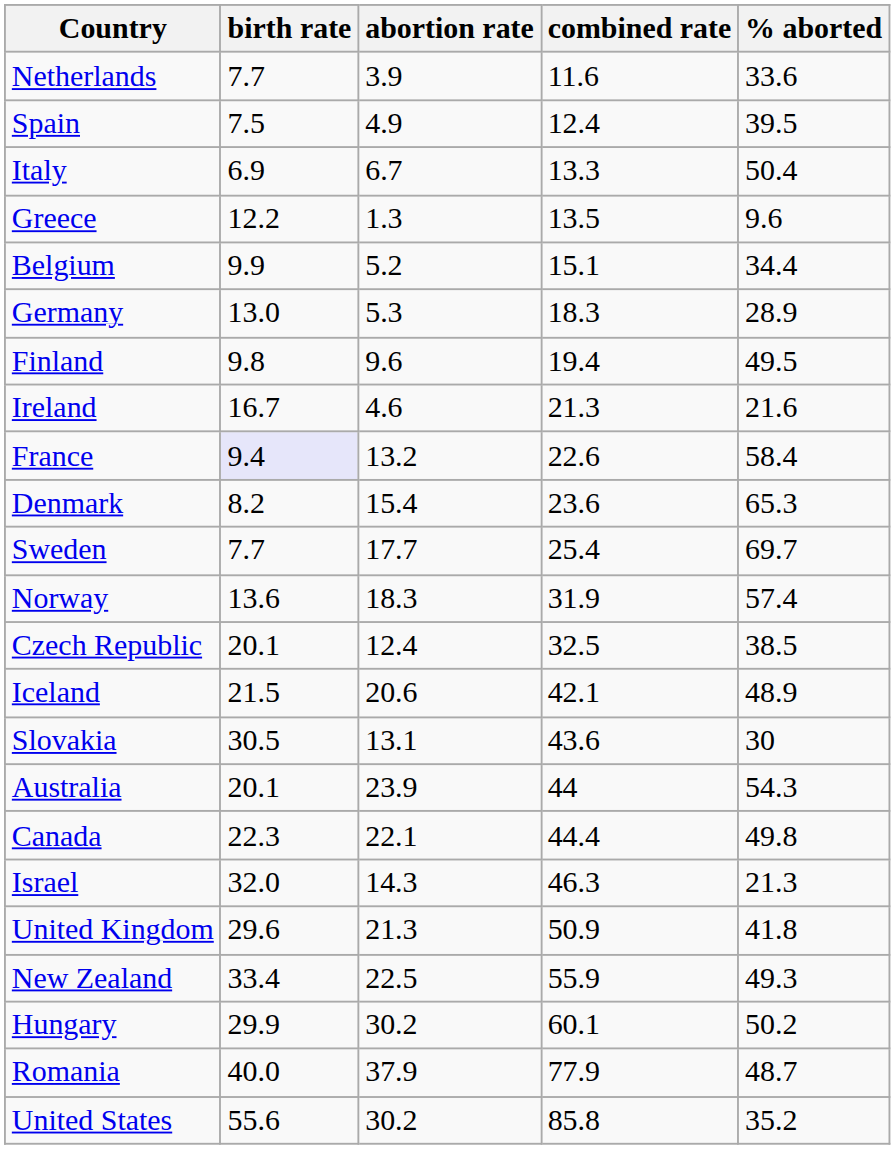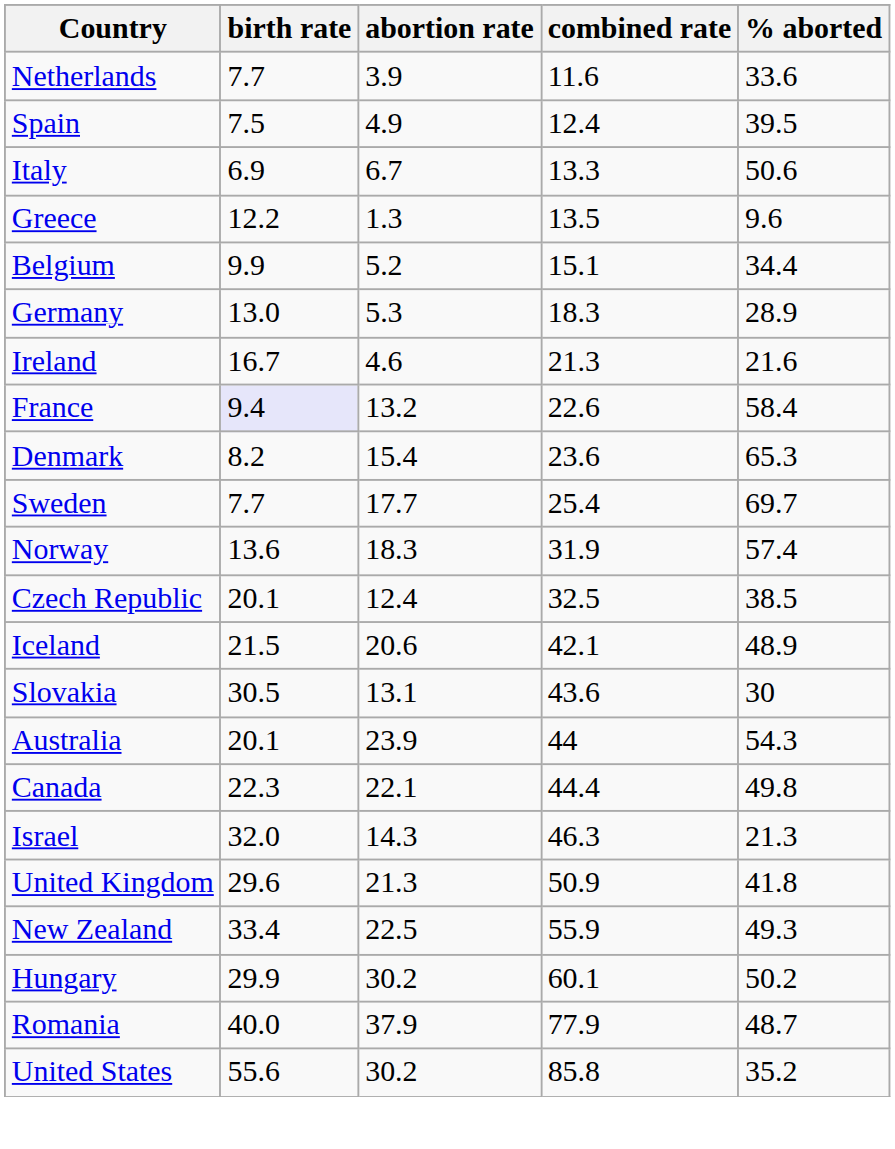(771, 170) 50.4 -> (771, 170) 50.6
- row: (58, 360)
